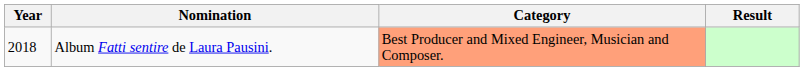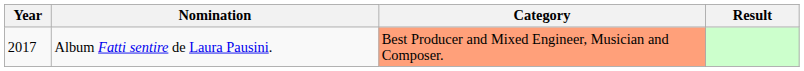(22, 46) 2018 -> (22, 46) 2017
